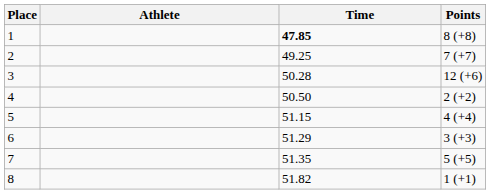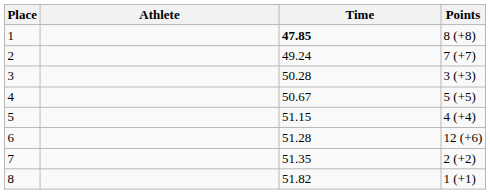(297, 55) 49.25 -> (297, 55) 49.24
(463, 76) 12 (+6) -> (460, 76) 3 (+3)
(297, 96) 50.50 -> (297, 96) 50.67
(460, 96) 2 (+2) -> (460, 96) 5 (+5)
(297, 138) 51.29 -> (297, 138) 51.28
(460, 138) 3 (+3) -> (463, 138) 12 (+6)
(460, 158) 5 (+5) -> (460, 158) 2 (+2)
